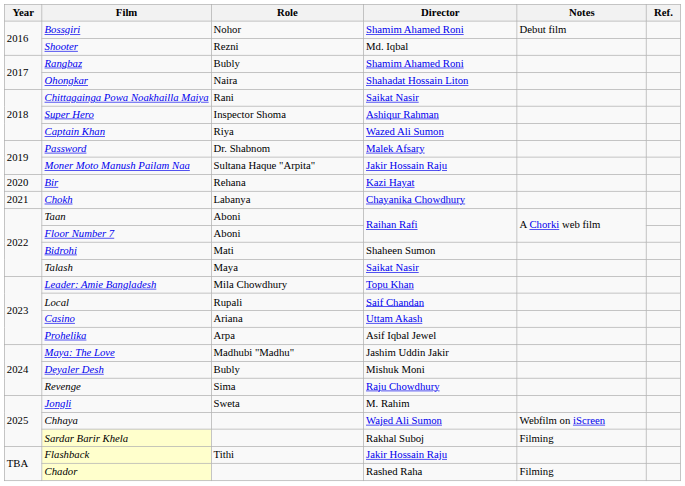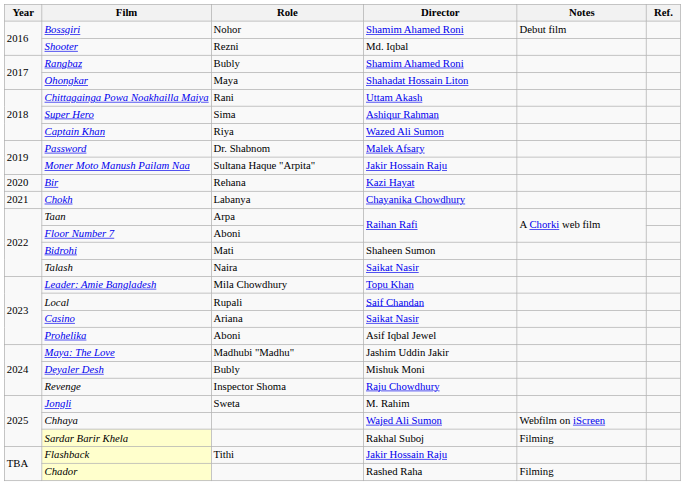(225, 81) Naira -> (226, 81) Maya
(392, 98) Saikat Nasir -> (394, 98) Uttam Akash
(250, 115) Inspector Shoma -> (225, 115) Sima
(227, 217) Aboni -> (224, 217) Arpa
(226, 268) Maya -> (225, 268) Naira
(394, 319) Uttam Akash -> (392, 319) Saikat Nasir
(224, 336) Arpa -> (227, 336) Aboni
(225, 387) Sima -> (250, 387) Inspector Shoma
